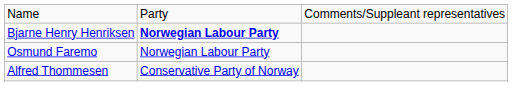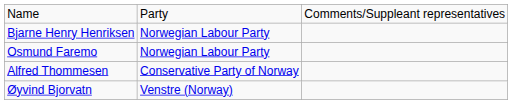(209, 33) bold -> (205, 33) normal
+ row: (49, 90)
